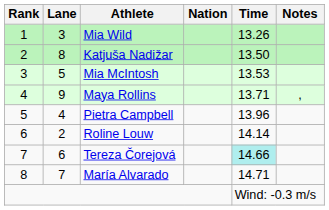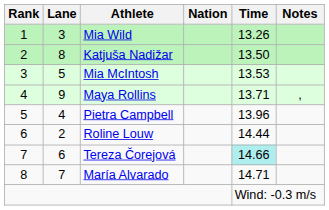(254, 134) 14.14 -> (254, 134) 14.44
